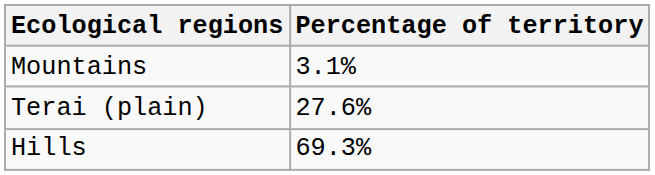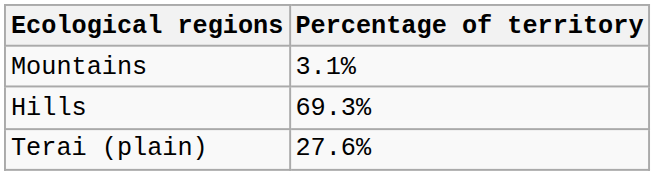rows swapped: (49, 149) <-> (109, 108)
